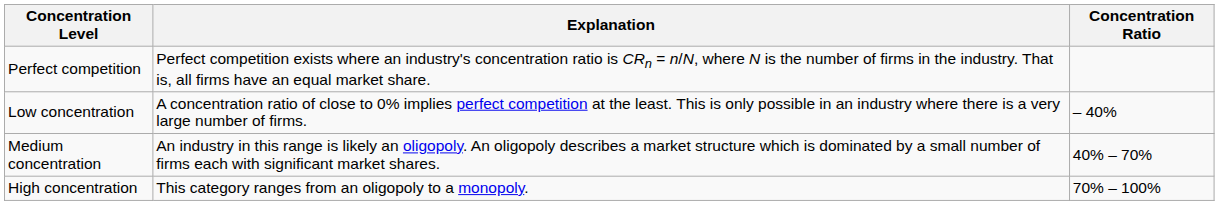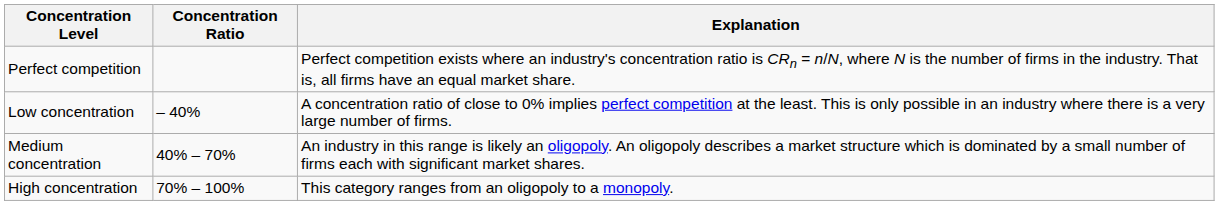columns swapped: (1142, 25) <-> (611, 25)
